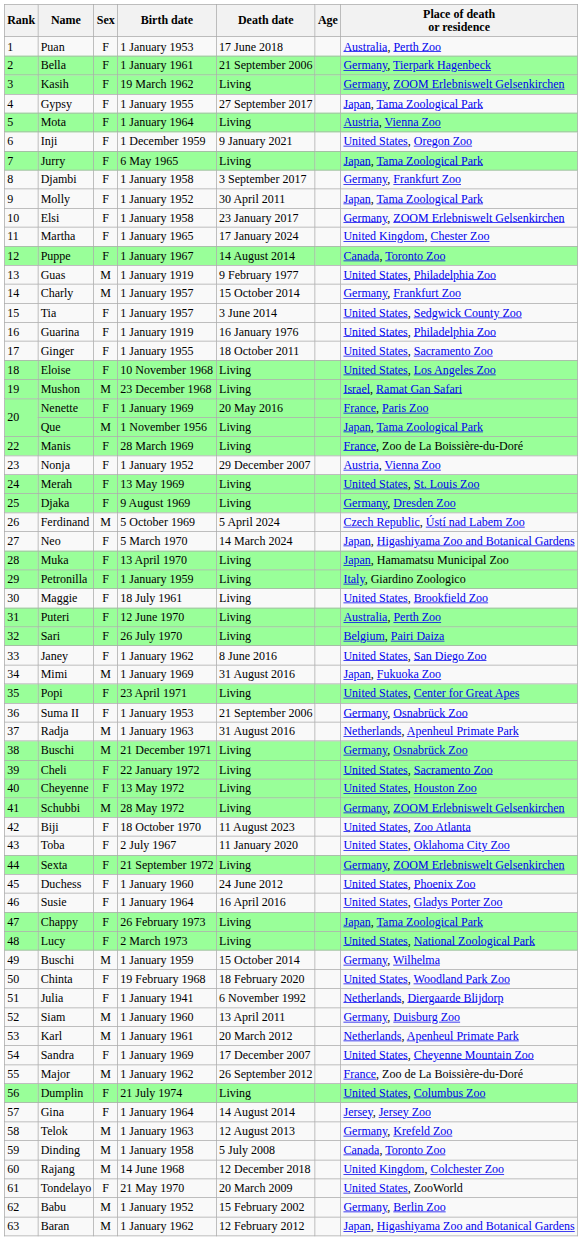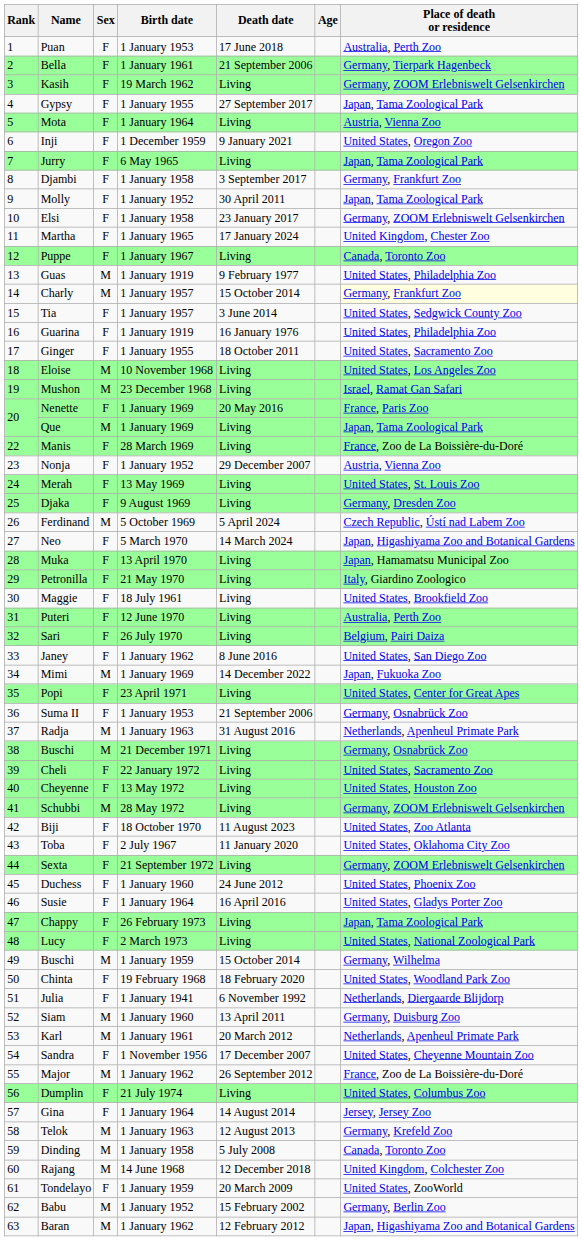(257, 255) 14 August 2014 -> (235, 255) Living
(402, 293) no background -> (402, 293) lightyellow background
(106, 370) F -> (106, 370) M
(164, 427) 1 November 1956 -> (157, 427) 1 January 1969
(157, 579) 1 January 1959 -> (152, 579) 21 May 1970
(257, 674) 31 August 2016 -> (265, 674) 14 December 2022
(157, 1055) 1 January 1969 -> (164, 1055) 1 November 1956
(152, 1188) 21 May 1970 -> (157, 1188) 1 January 1959
